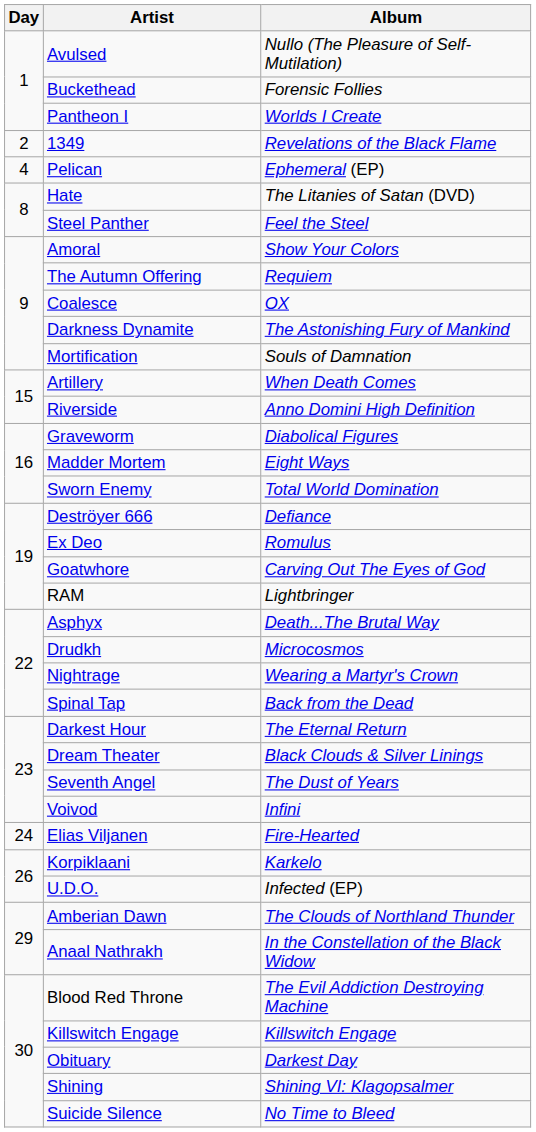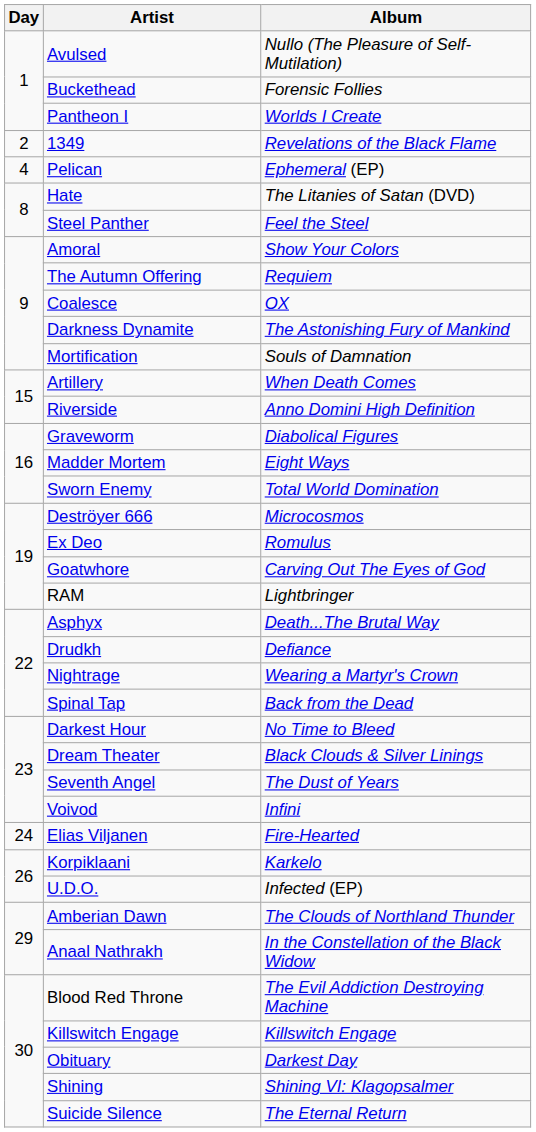(298, 516) Defiance -> (314, 516) Microcosmos
(314, 649) Microcosmos -> (298, 649) Defiance
(336, 729) The Eternal Return -> (330, 729) No Time to Bleed
(330, 1113) No Time to Bleed -> (336, 1113) The Eternal Return
